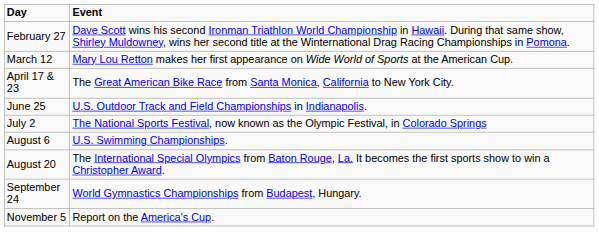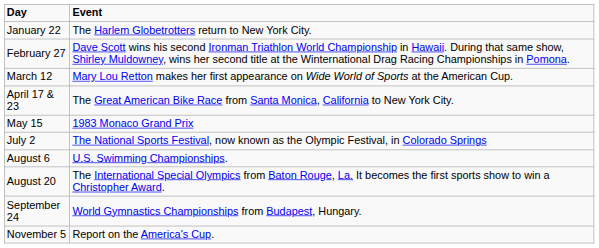+ row: (34, 30)
+ row: (25, 123)
- row: (26, 106)
